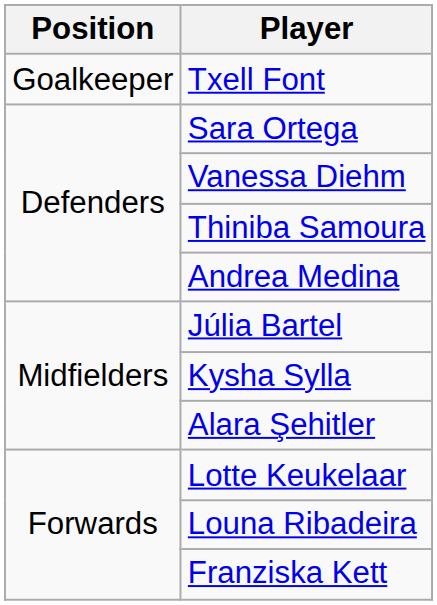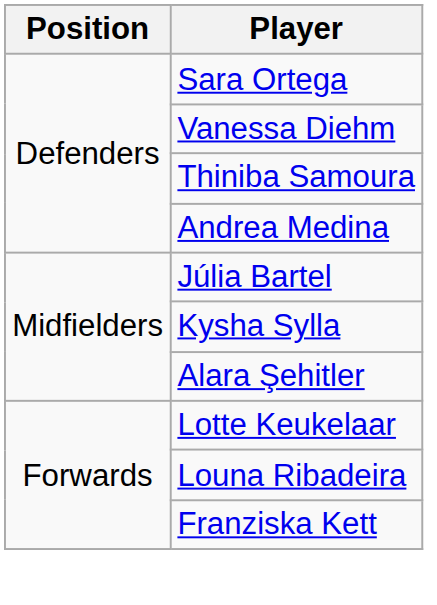- row: (256, 78)
